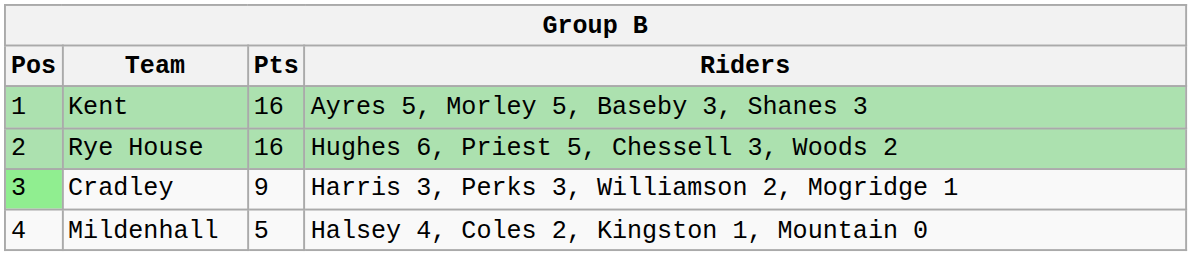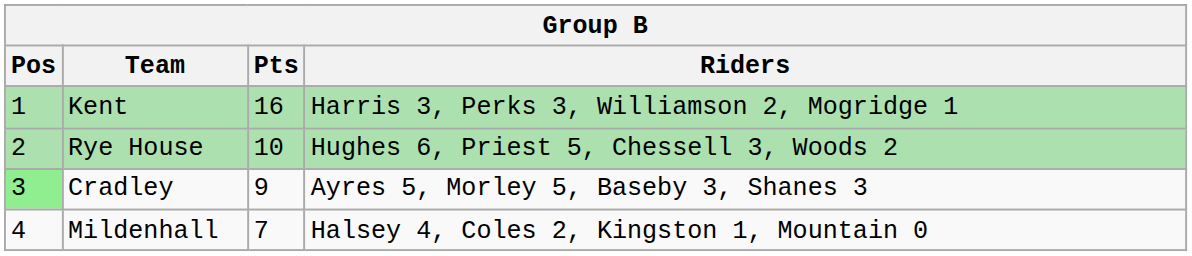(589, 107) Ayres 5, Morley 5, Baseby 3, Shanes 3 -> (635, 107) Harris 3, Perks 3, Williamson 2, Mogridge 1
(269, 148) 16 -> (269, 148) 10
(635, 189) Harris 3, Perks 3, Williamson 2, Mogridge 1 -> (589, 189) Ayres 5, Morley 5, Baseby 3, Shanes 3
(261, 230) 5 -> (261, 230) 7
